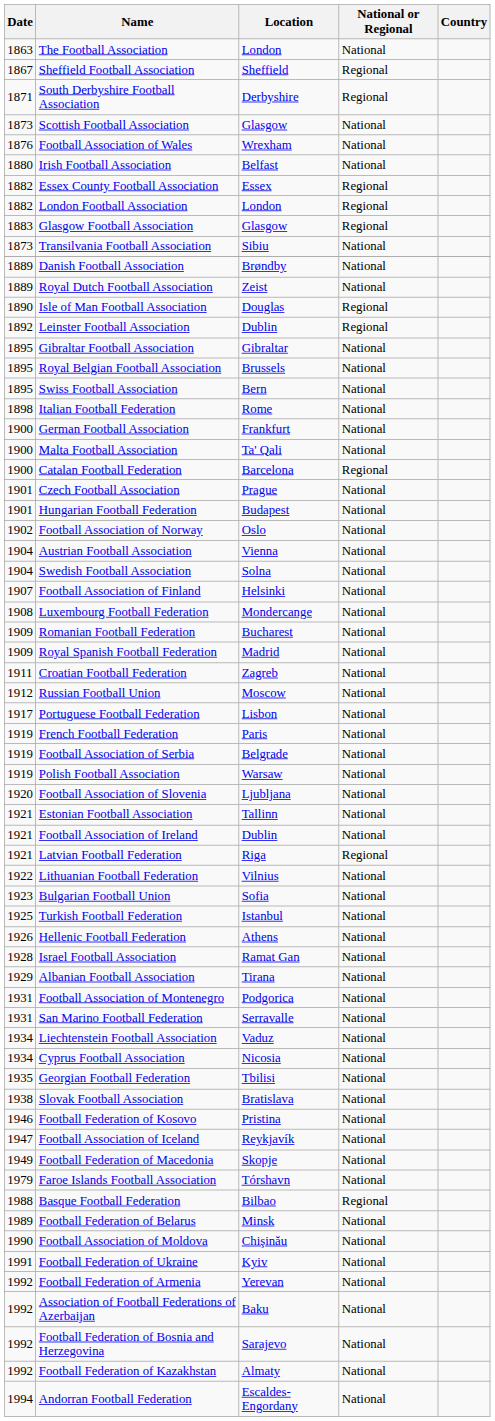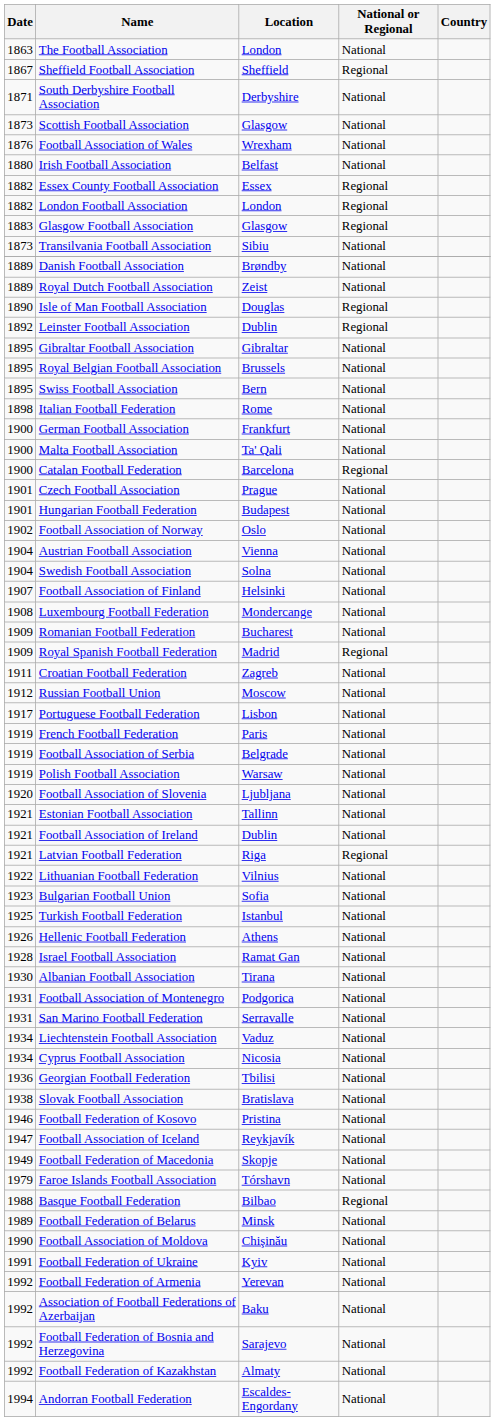(365, 97) Regional -> (364, 97) National
(364, 652) National -> (365, 652) Regional
(20, 977) 1929 -> (20, 977) 1930
(20, 1078) 1935 -> (20, 1078) 1936
